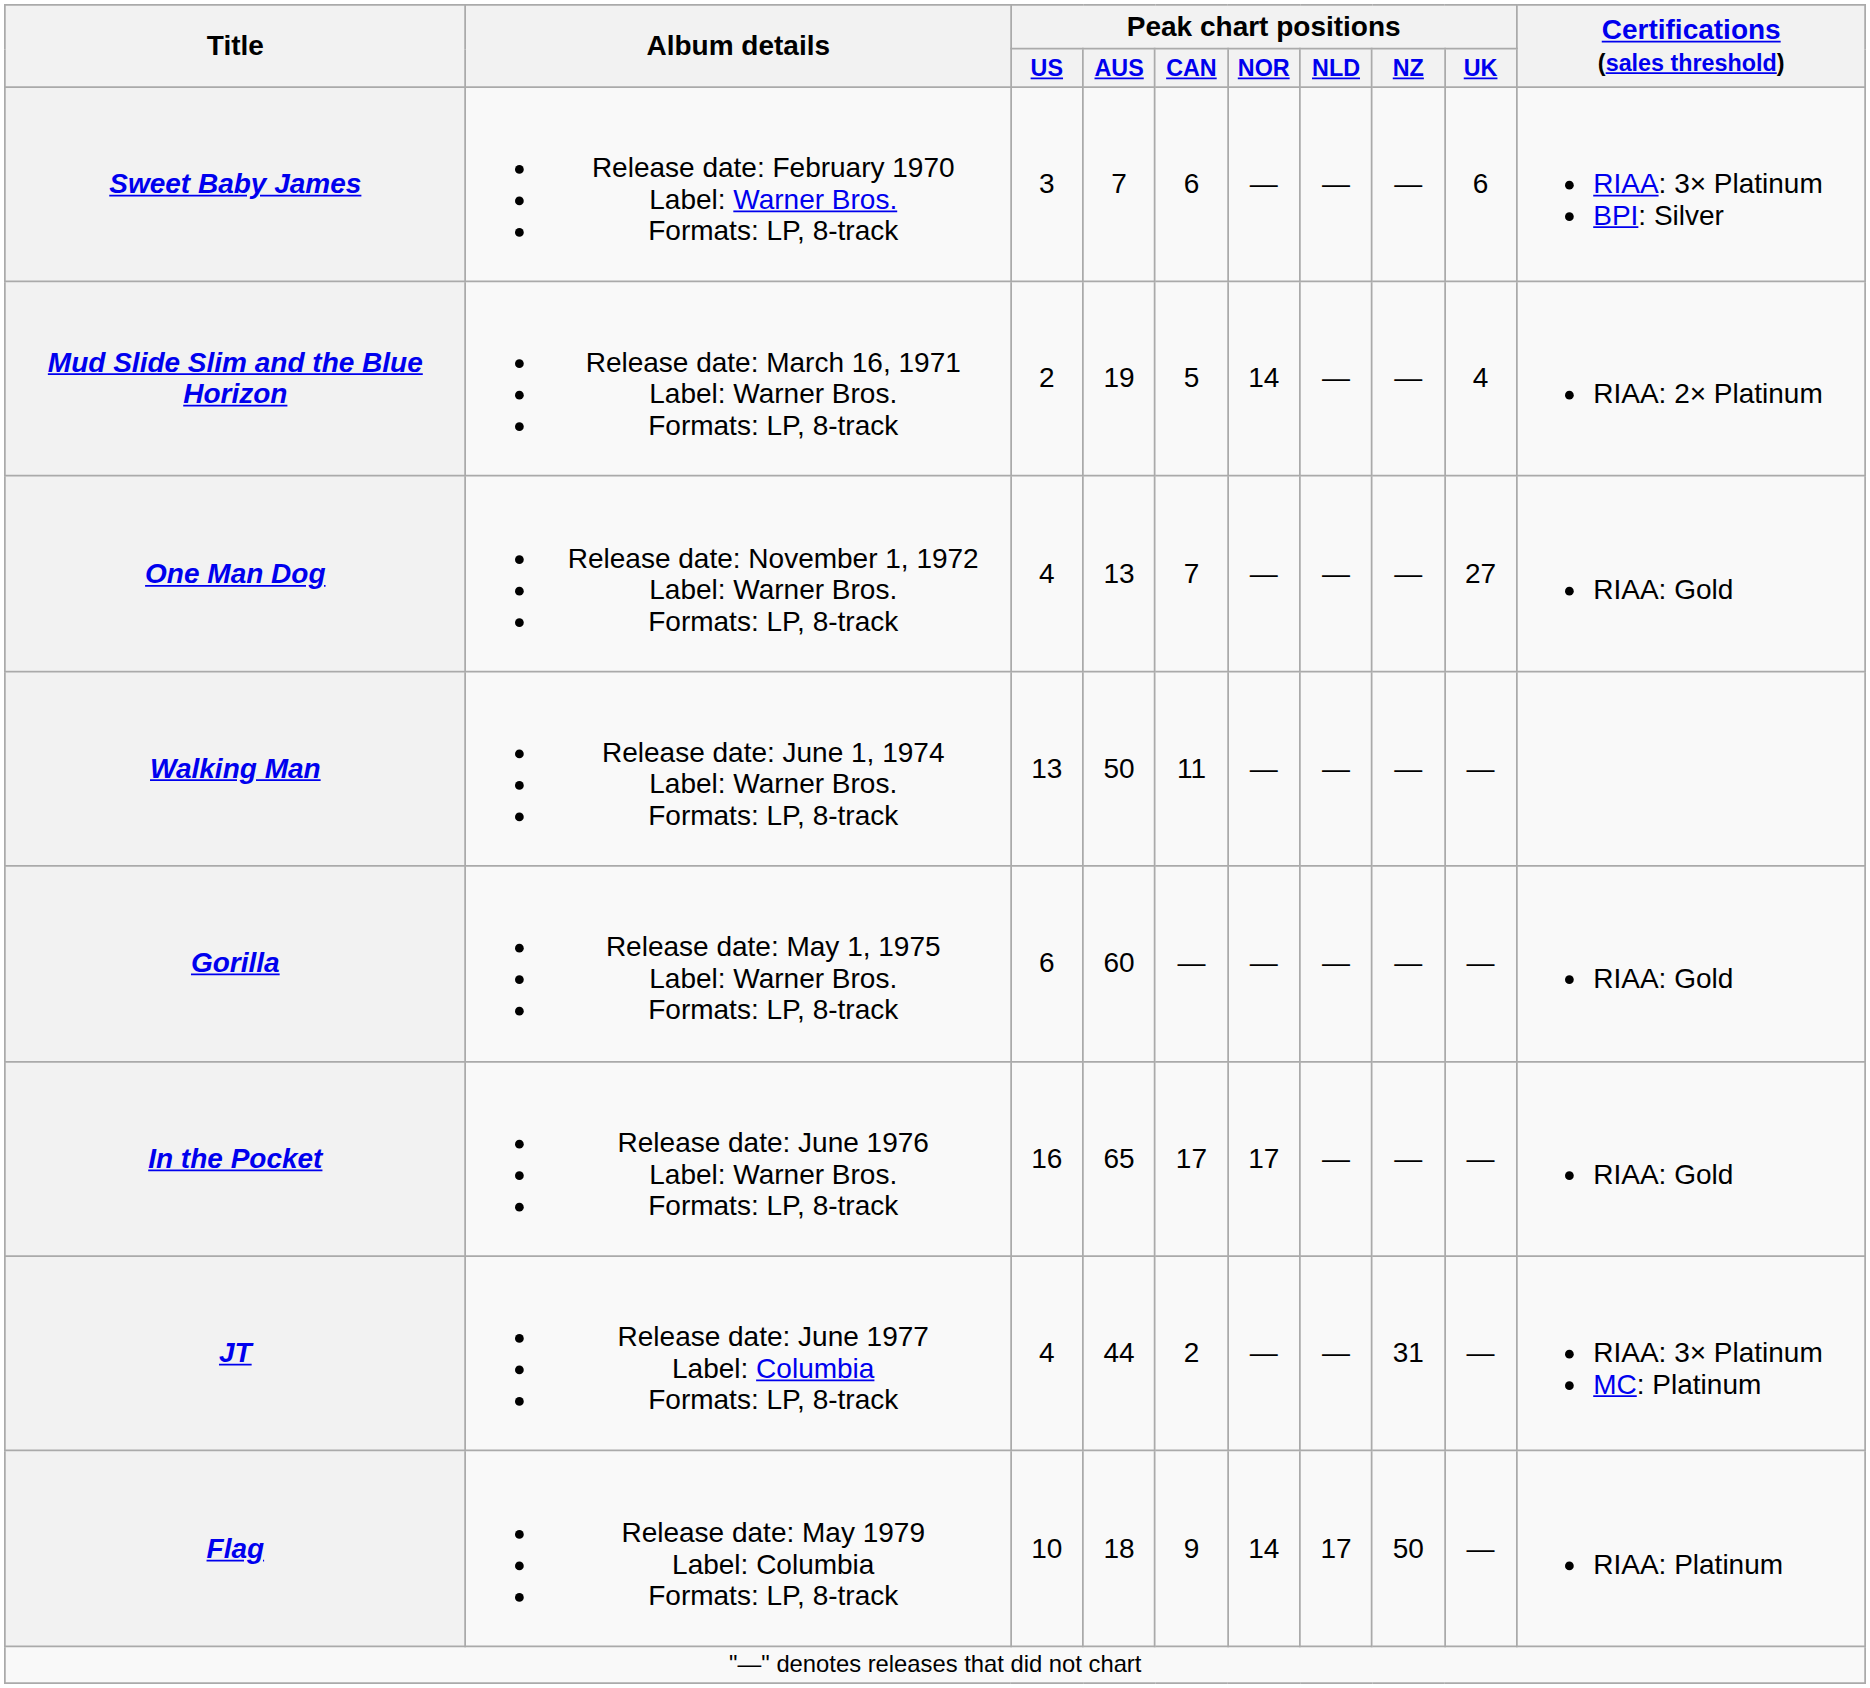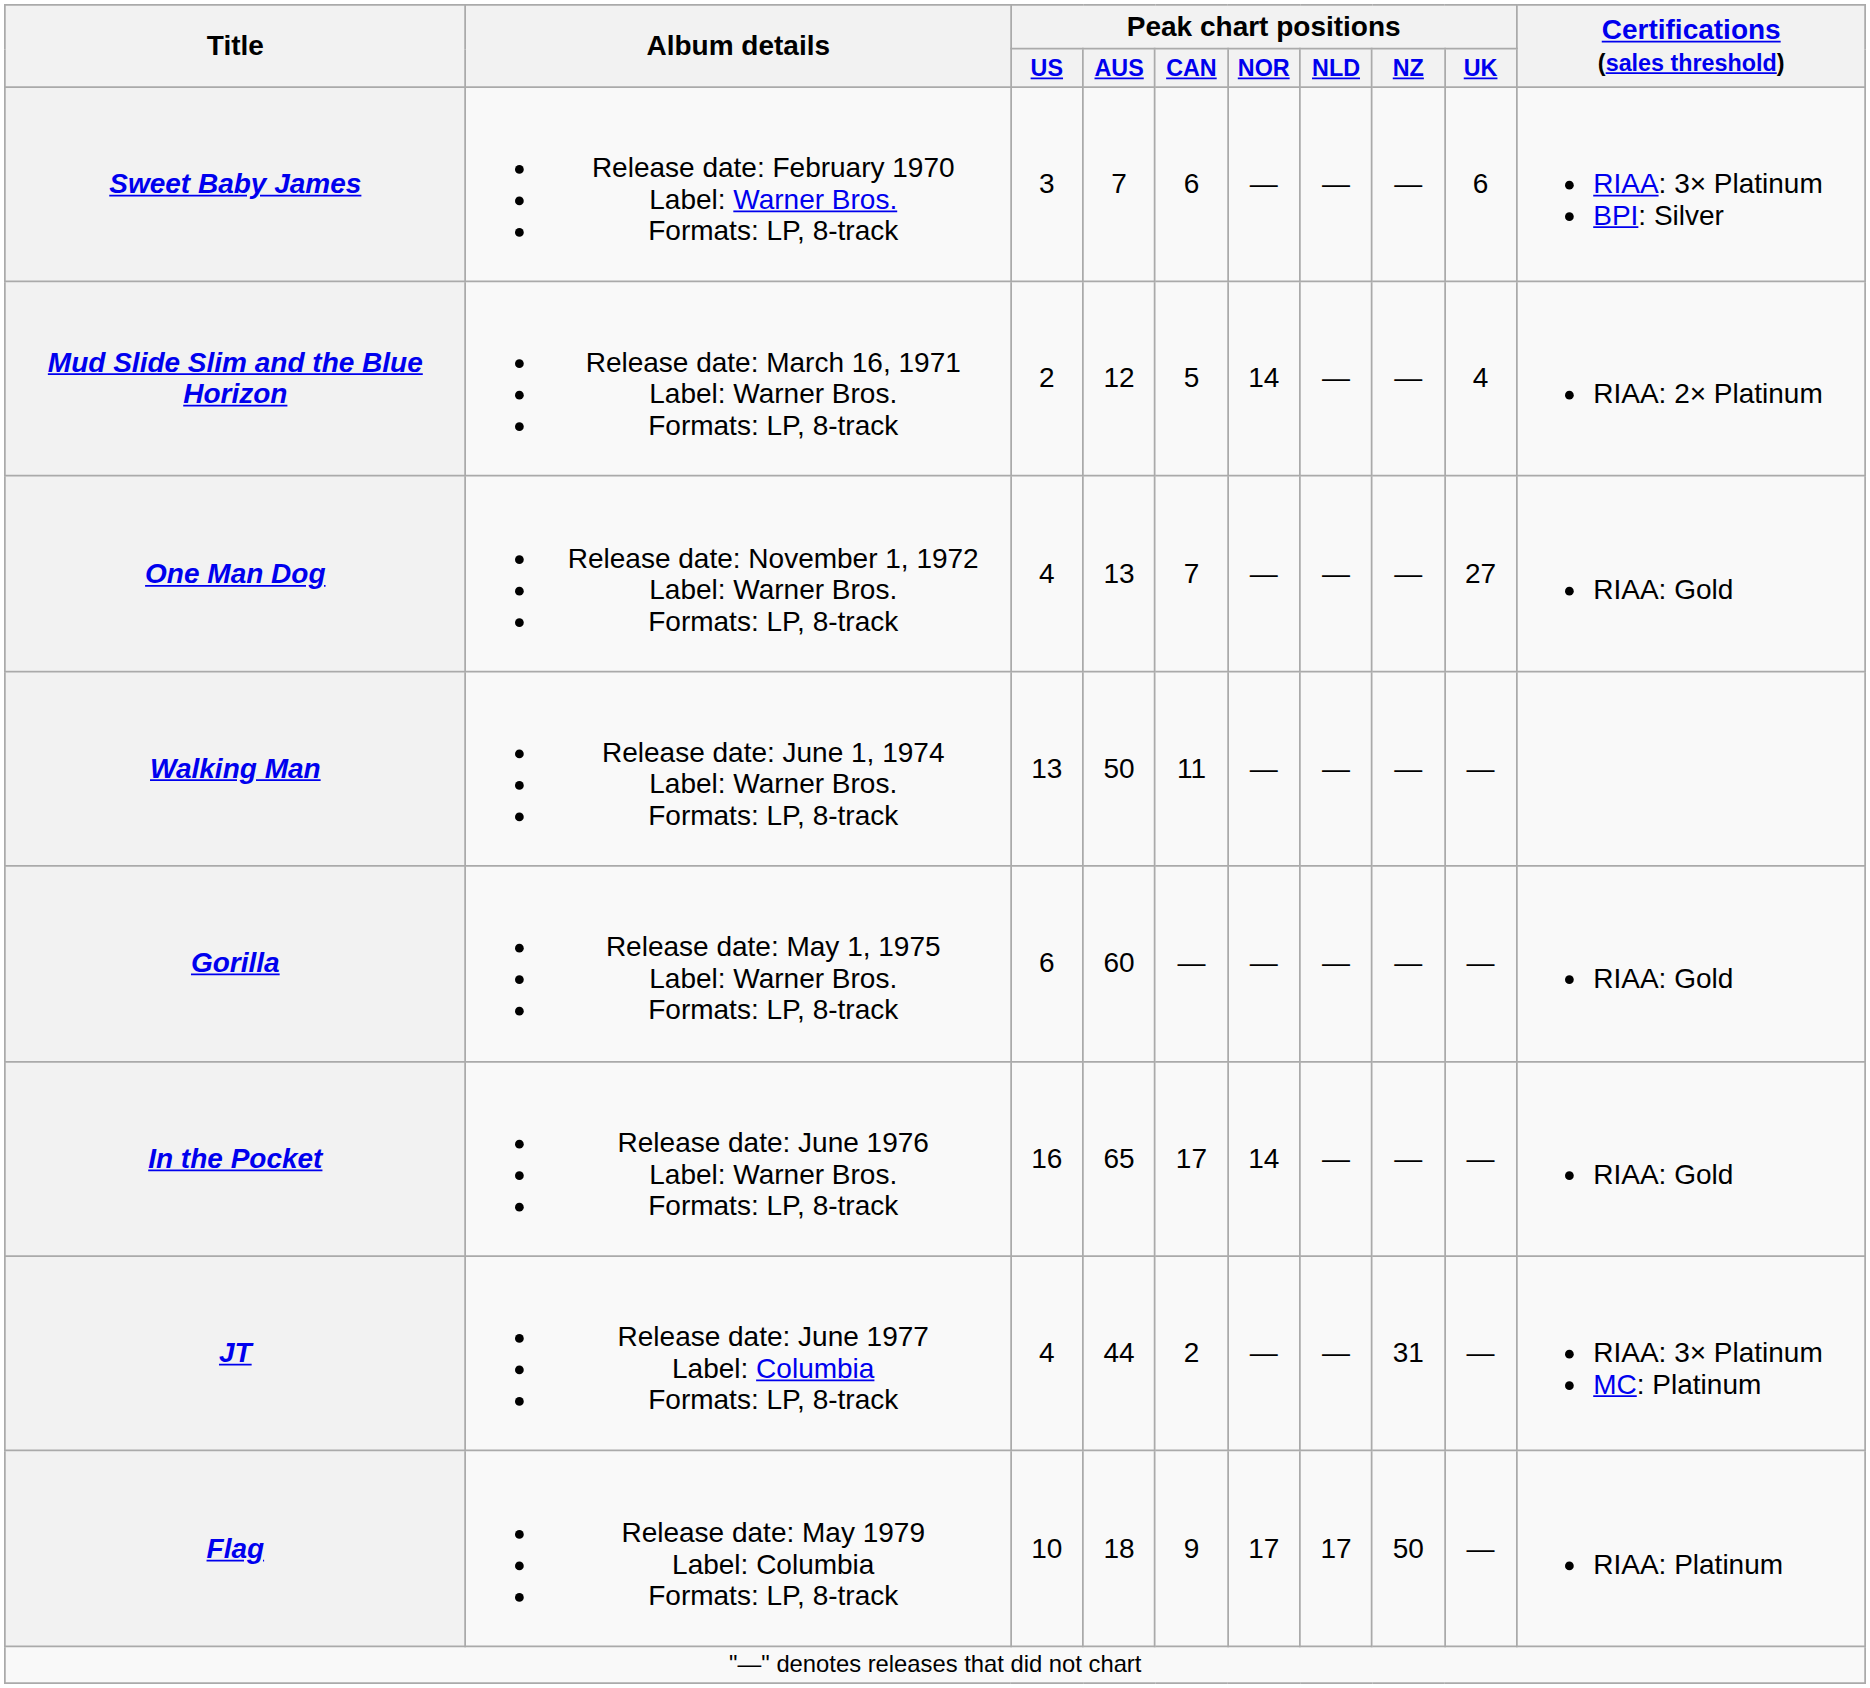(1119, 378) 19 -> (1119, 378) 12
(1264, 1158) 17 -> (1264, 1158) 14
(1264, 1548) 14 -> (1264, 1548) 17
